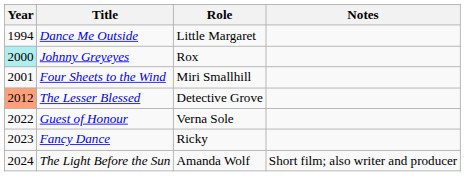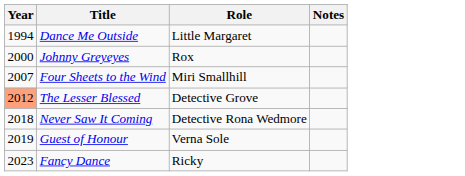(21, 56) paleturquoise background -> (21, 56) no background
(21, 77) 2001 -> (21, 77) 2007
+ row: (96, 118)
(21, 118) 2022 -> (21, 139) 2019
- row: (105, 160)
